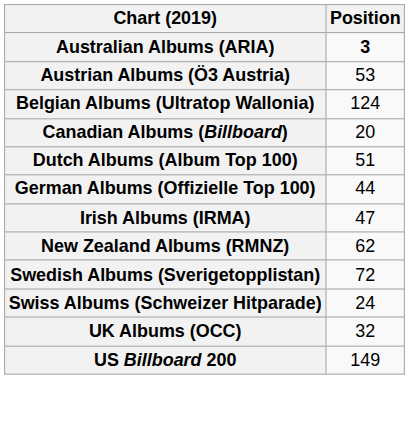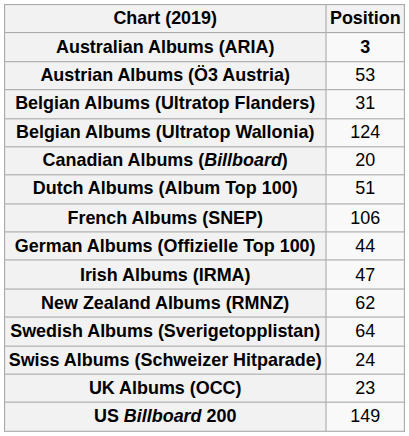+ row: (165, 103)
+ row: (165, 217)
(365, 274) 72 -> (365, 331) 64
(365, 331) 32 -> (365, 388) 23
